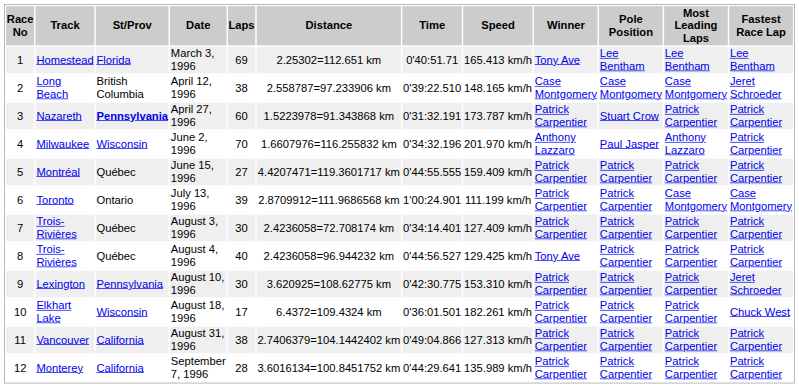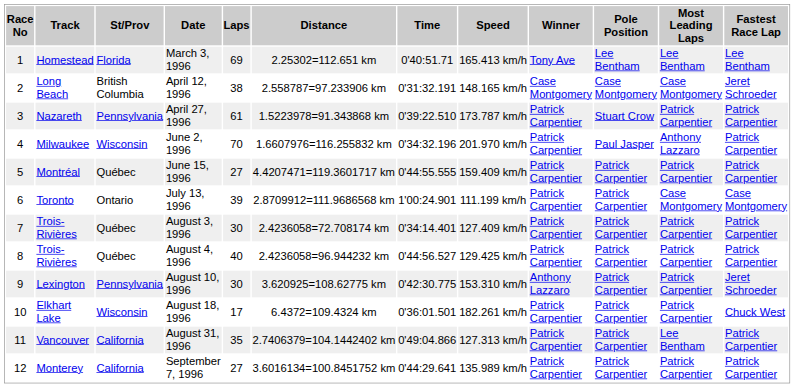(432, 88) 0'39:22.510 -> (427, 88) 0'31:32.191
(132, 116) bold -> (130, 116) normal
(242, 116) 60 -> (237, 116) 61
(432, 116) 0'31:32.191 -> (427, 116) 0'39:22.510
(555, 144) Anthony Lazzaro -> (556, 144) Patrick Carpentier
(557, 256) Tony Ave -> (556, 256) Patrick Carpentier
(561, 284) Patrick Carpentier -> (550, 284) Anthony Lazzaro
(242, 340) 38 -> (237, 340) 35
(691, 340) Patrick Carpentier -> (682, 340) Lee Bentham
(242, 368) 28 -> (237, 368) 27
